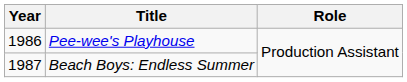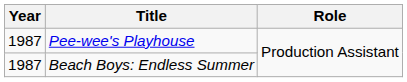(25, 40) 1986 -> (25, 40) 1987
